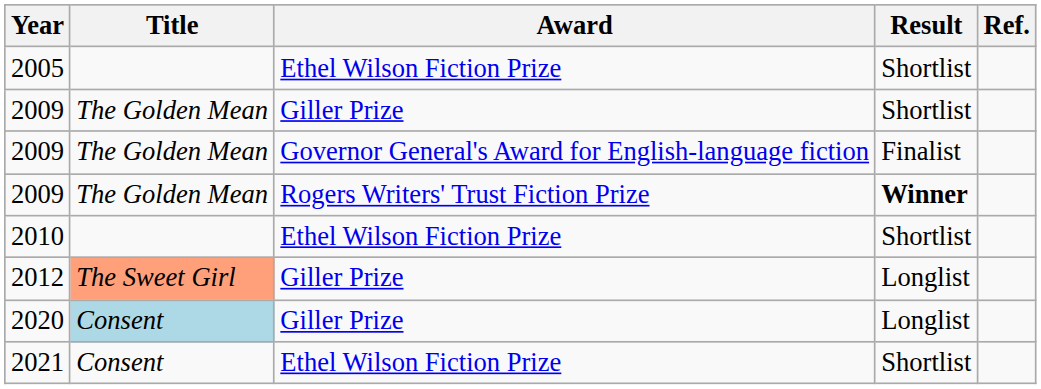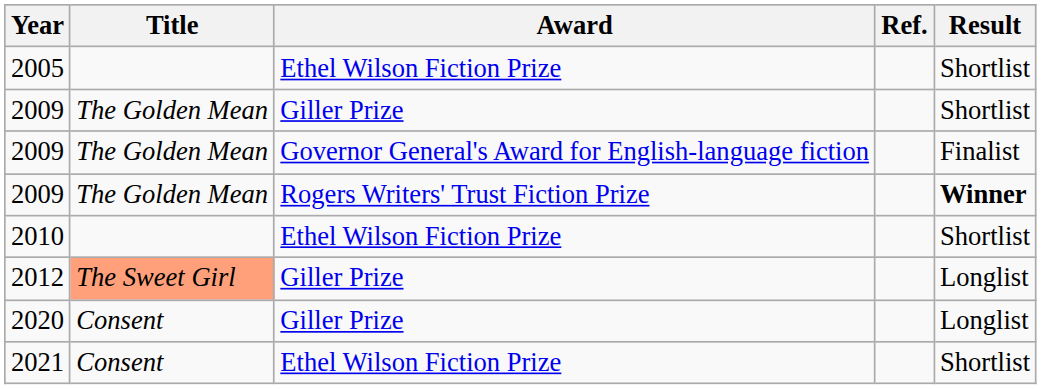columns swapped: (926, 25) <-> (1007, 25)
(120, 320) lightblue background -> (120, 320) no background
